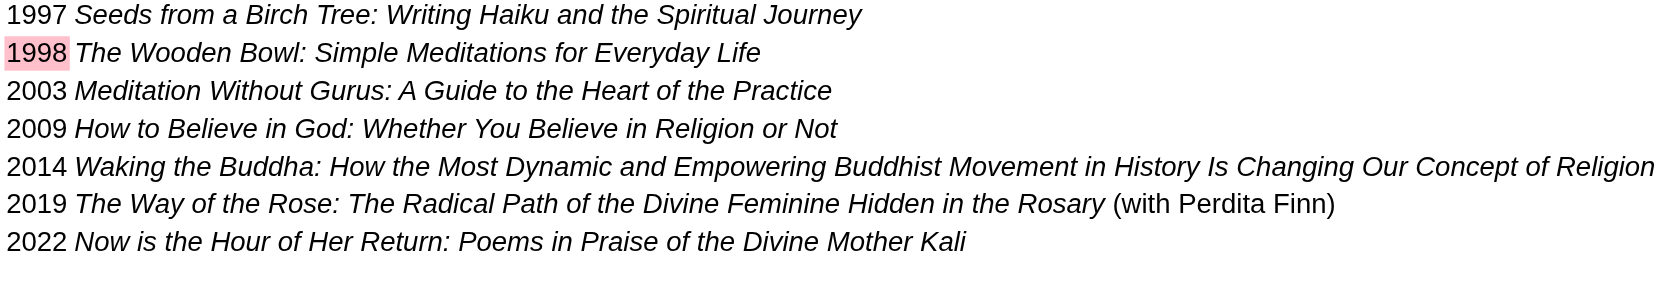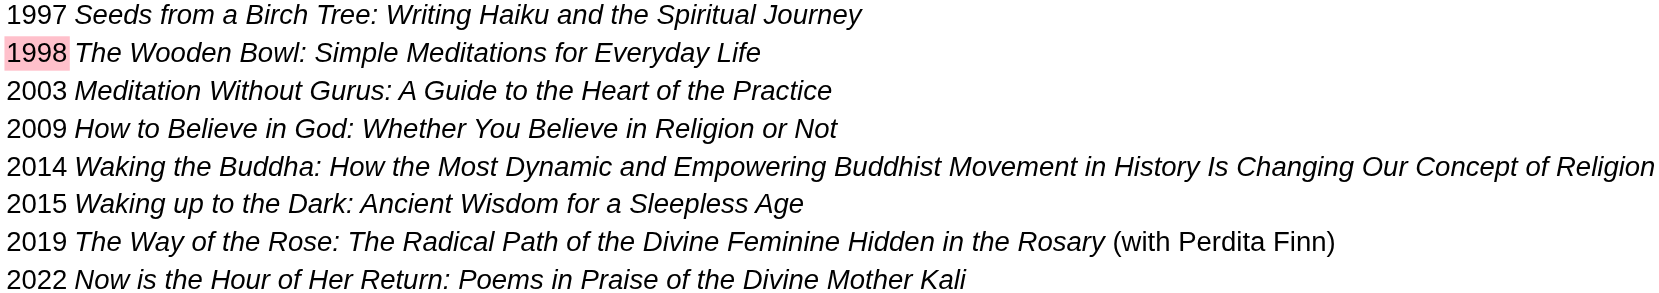+ row: (439, 204)
